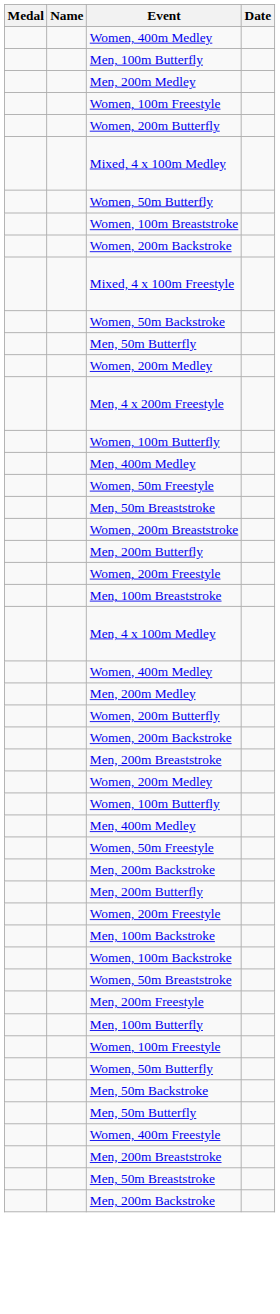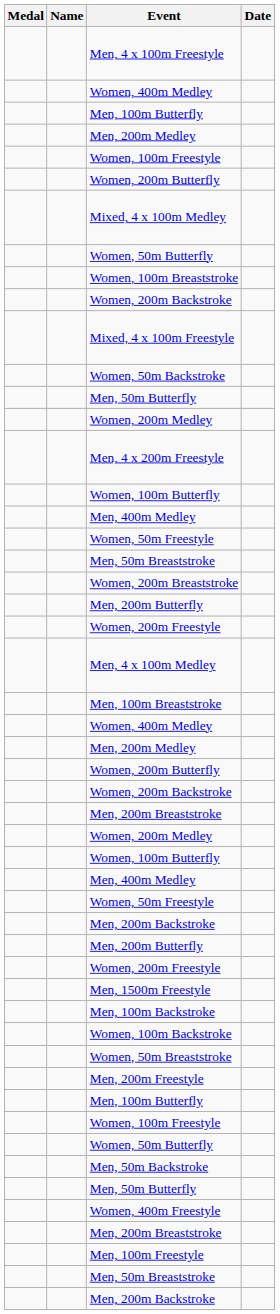+ row: (26, 54)
rows swapped: (26, 634) <-> (26, 596)
+ row: (26, 990)
+ row: (26, 1255)
